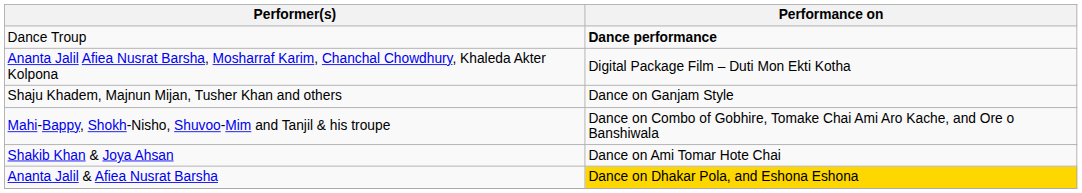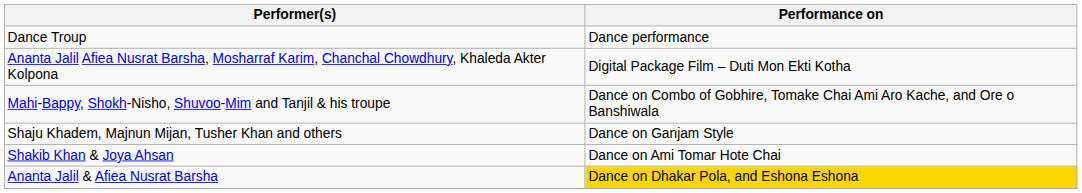(653, 37) bold -> (649, 37) normal
rows swapped: (199, 125) <-> (175, 96)
